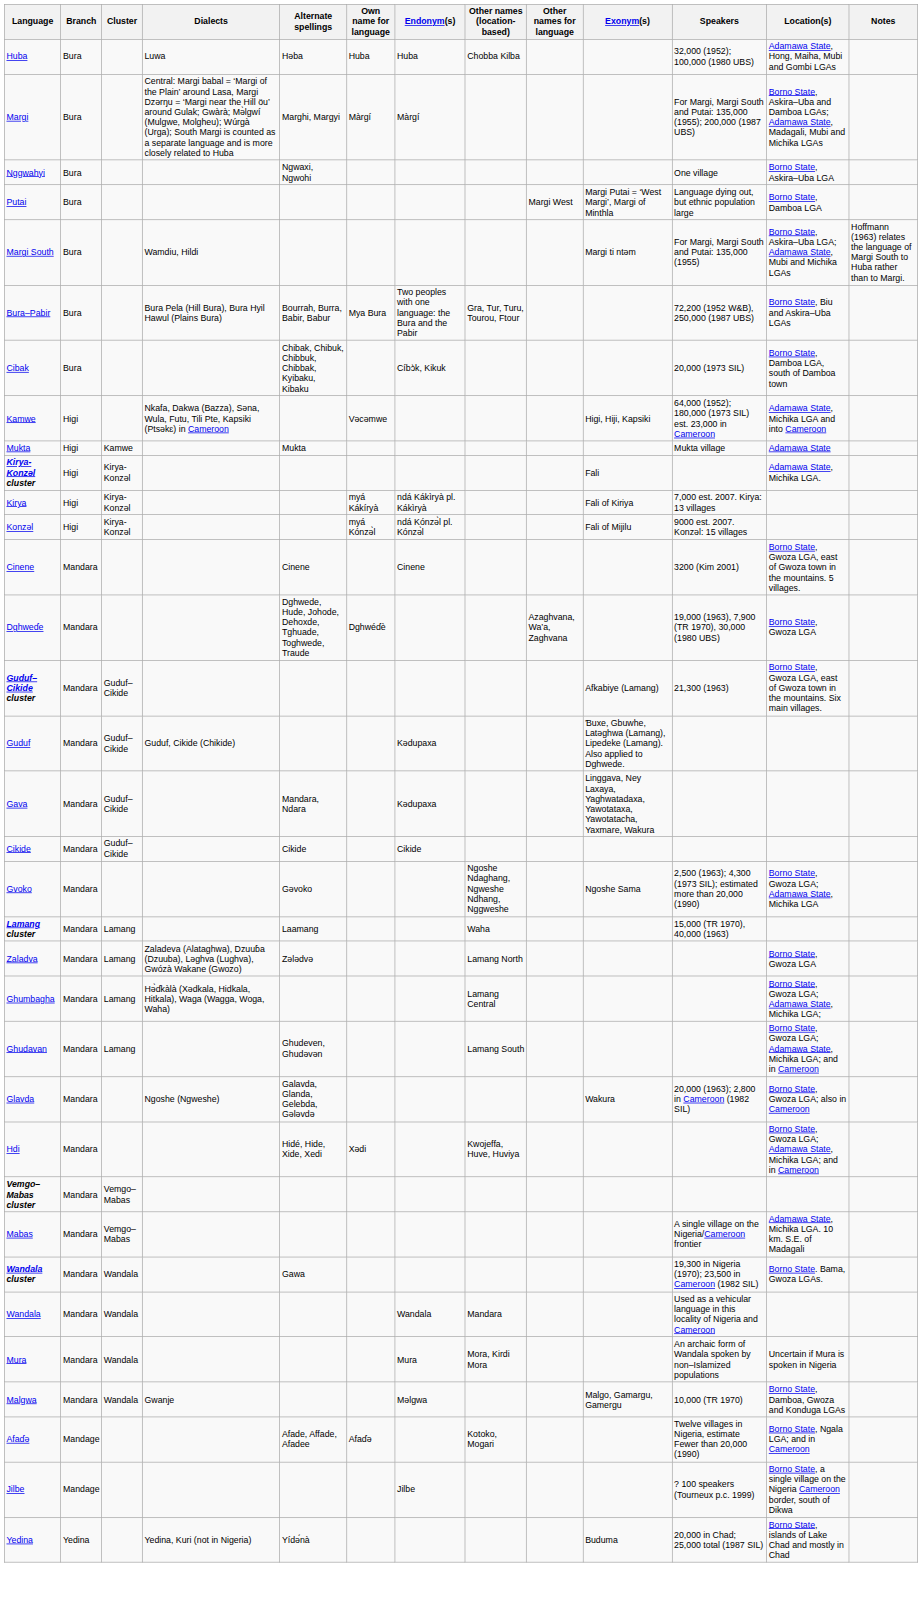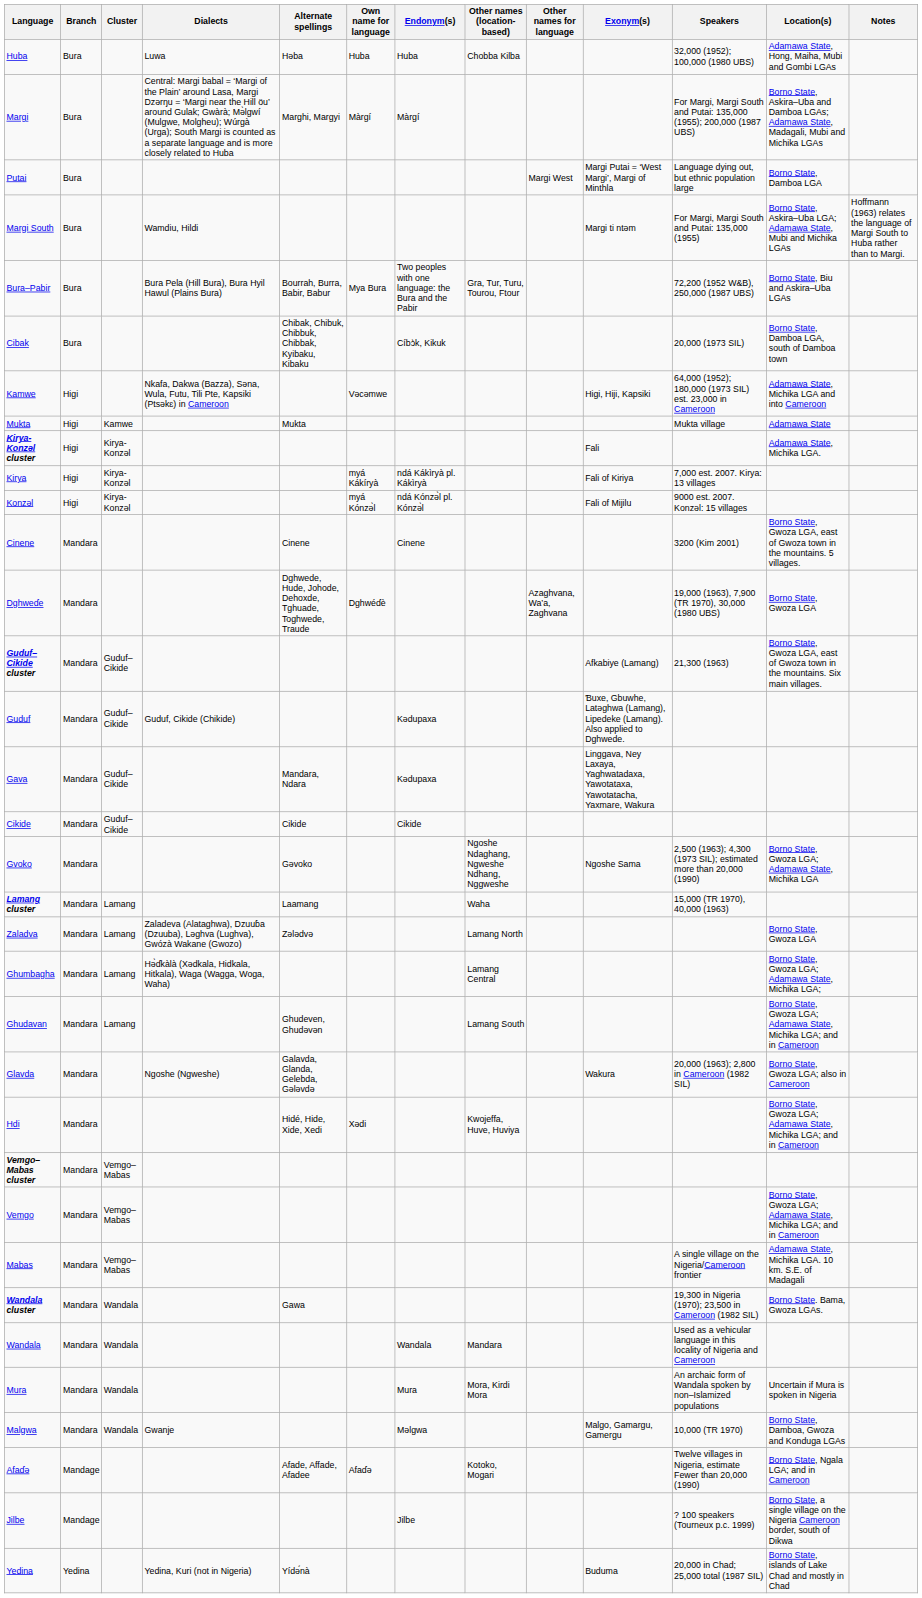- row: (26, 172)
+ row: (20, 1215)
